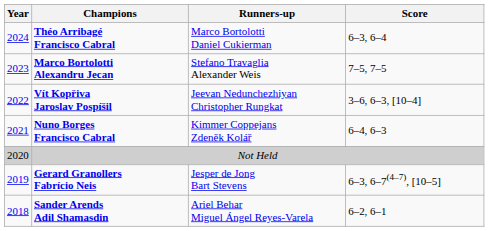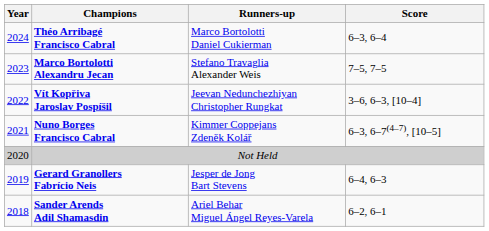(367, 131) 6–4, 6–3 -> (395, 131) 6–3, 6–7(4–7), [10–5]
(395, 180) 6–3, 6–7(4–7), [10–5] -> (367, 180) 6–4, 6–3
